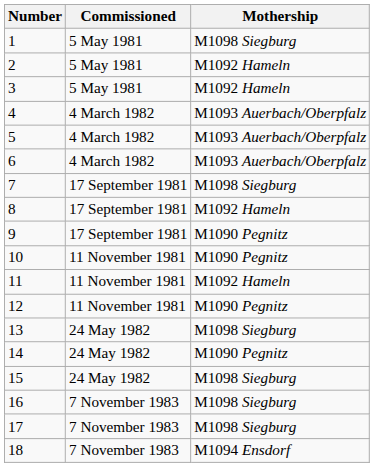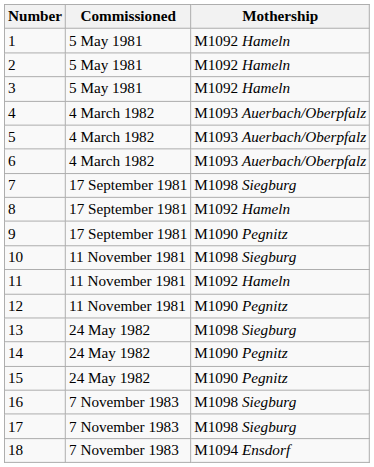(245, 40) M1098 Siegburg -> (242, 40) M1092 Hameln
(241, 257) M1090 Pegnitz -> (245, 257) M1098 Siegburg
(245, 378) M1098 Siegburg -> (241, 378) M1090 Pegnitz
